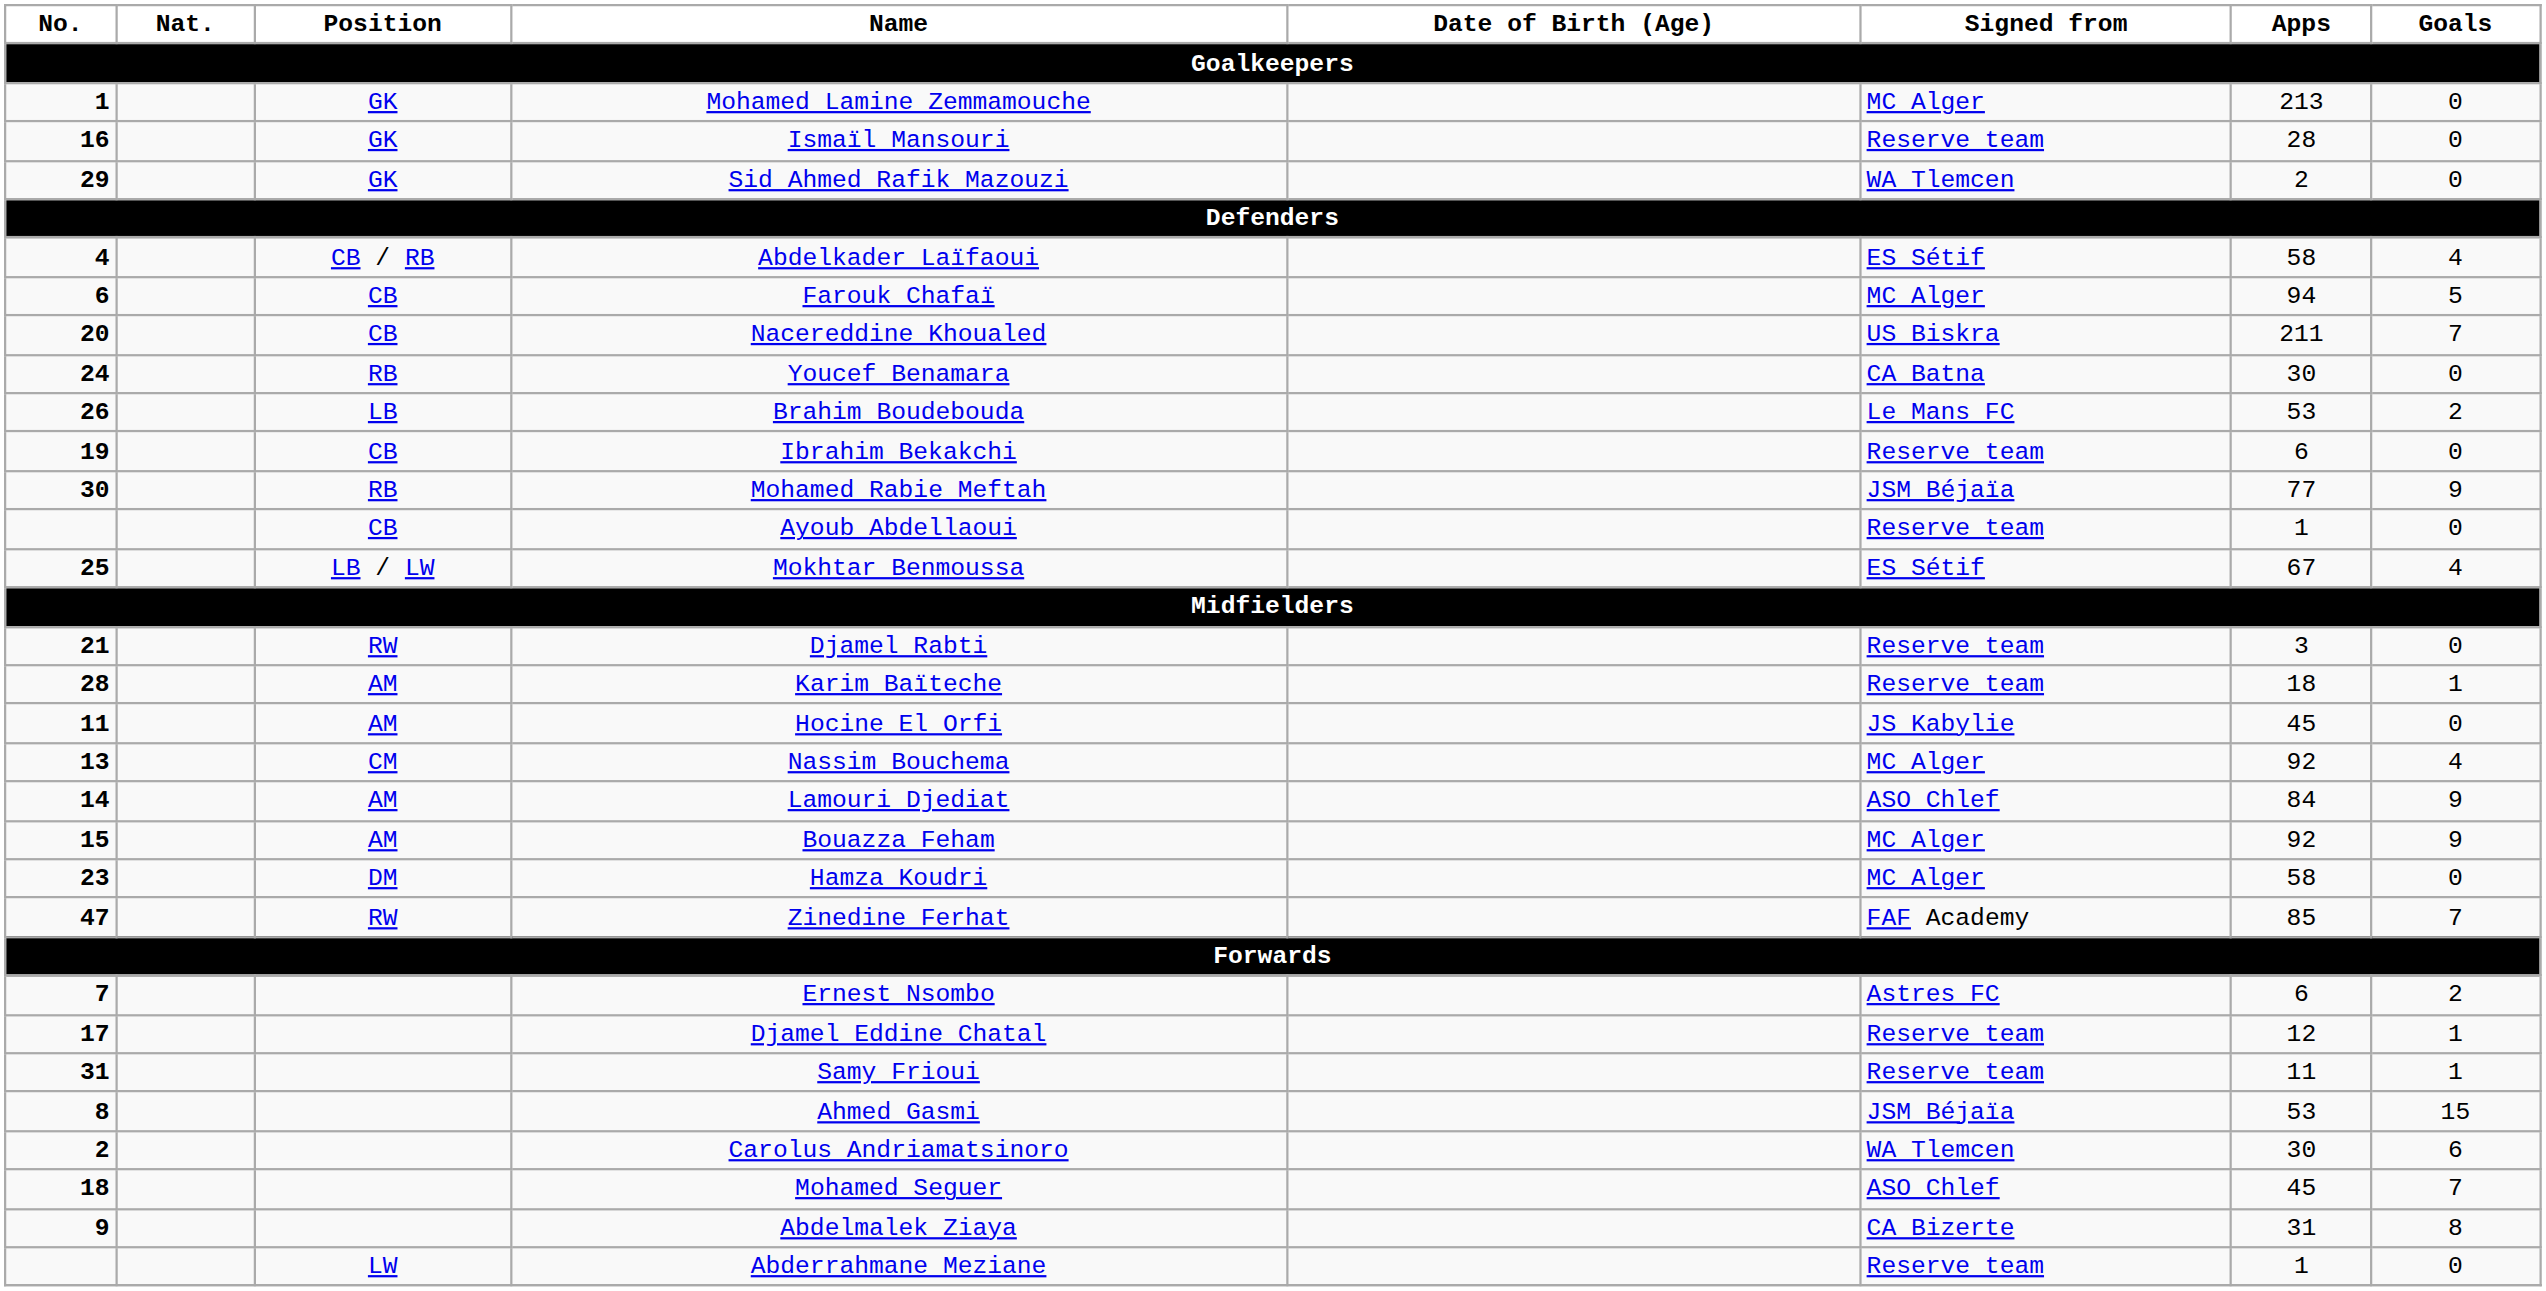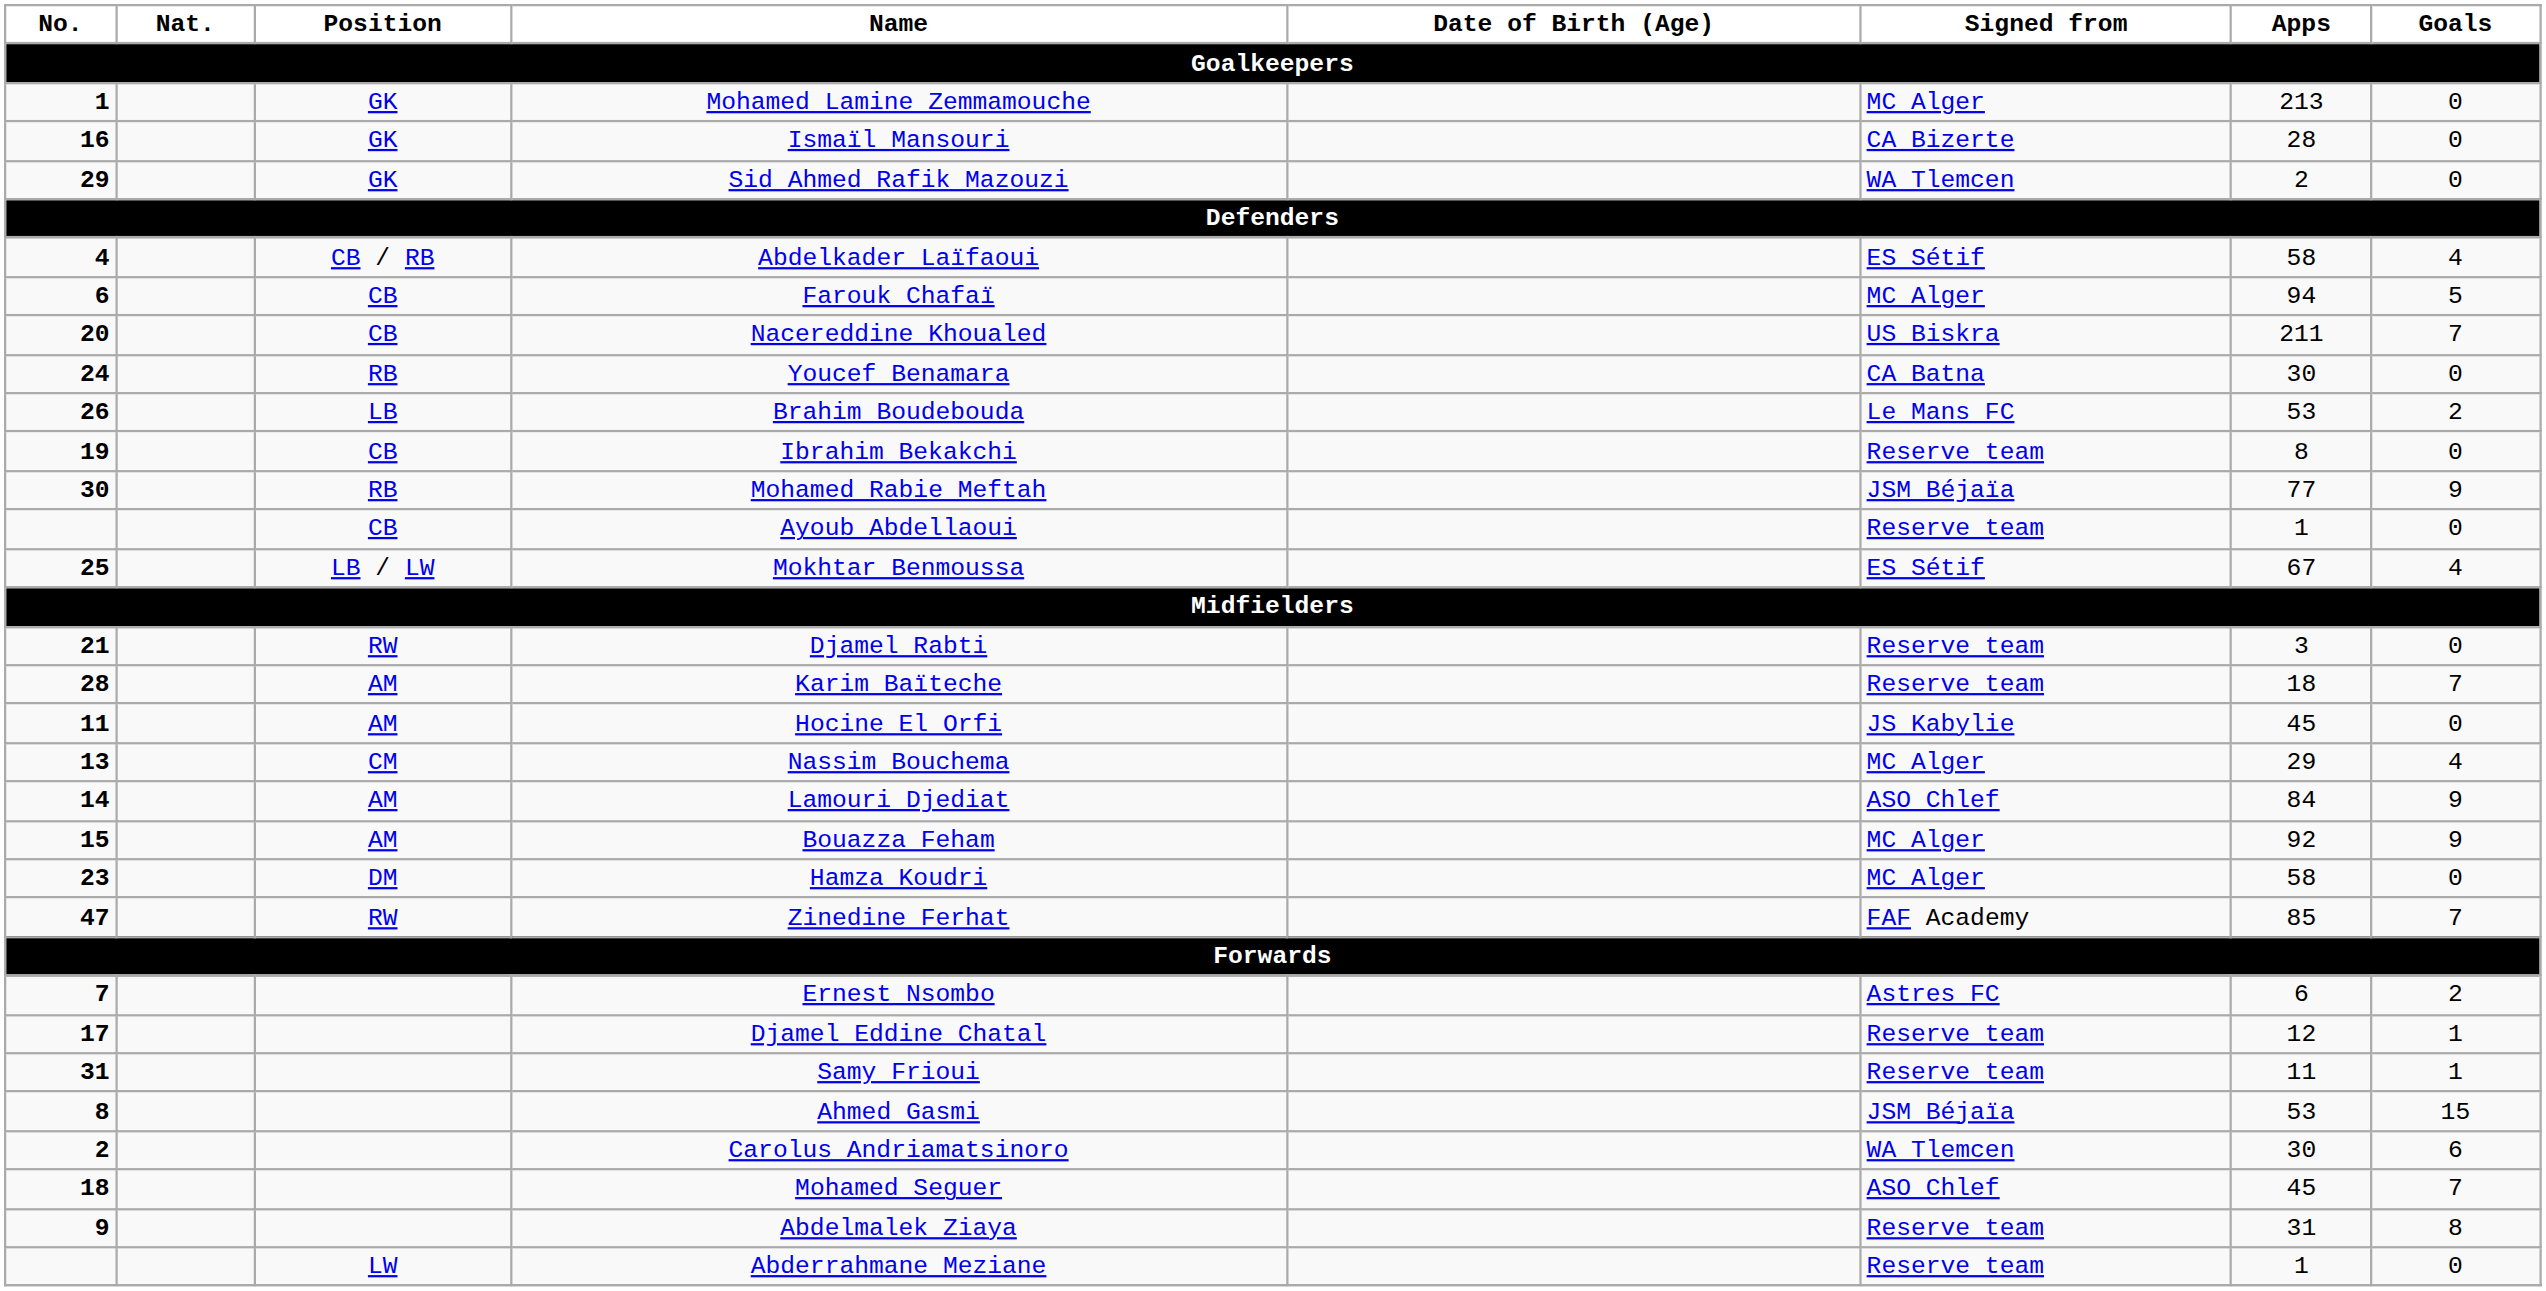(1955, 141) Reserve team -> (1941, 141) CA Bizerte
(2301, 452) 6 -> (2301, 452) 8
(2455, 684) 1 -> (2455, 684) 7
(2301, 762) 92 -> (2301, 762) 29
(1941, 1228) CA Bizerte -> (1955, 1228) Reserve team
